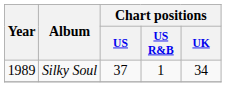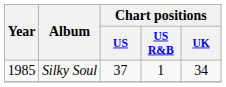(22, 70) 1989 -> (22, 70) 1985
